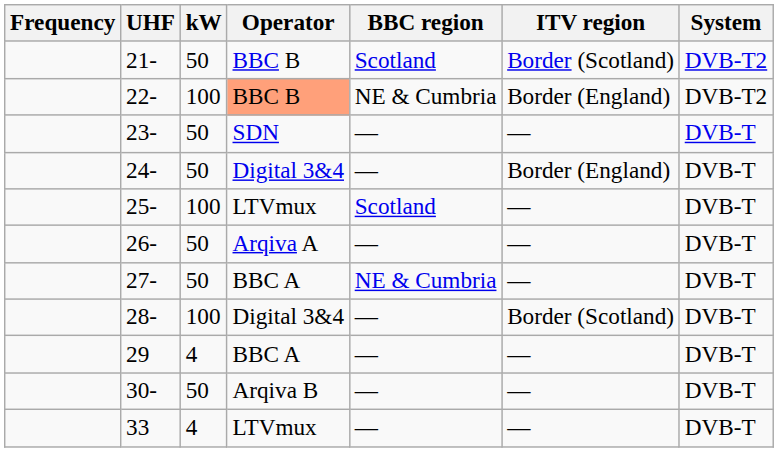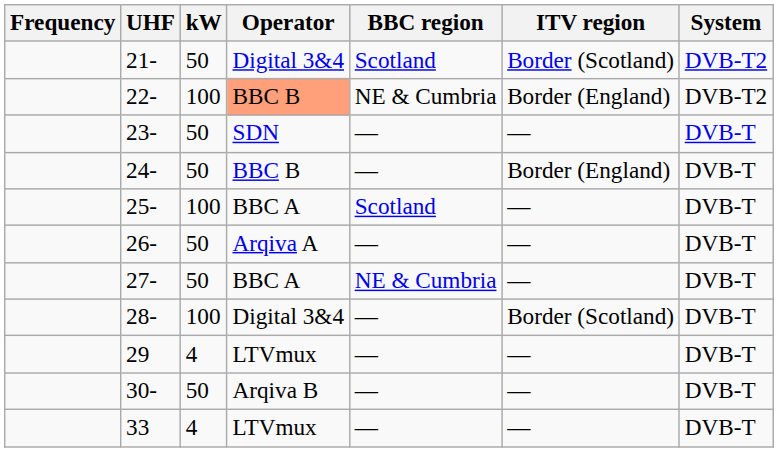(266, 59) BBC B -> (288, 59) Digital 3&4
(288, 170) Digital 3&4 -> (266, 170) BBC B
(275, 206) LTVmux -> (266, 206) BBC A
(266, 354) BBC A -> (275, 354) LTVmux
